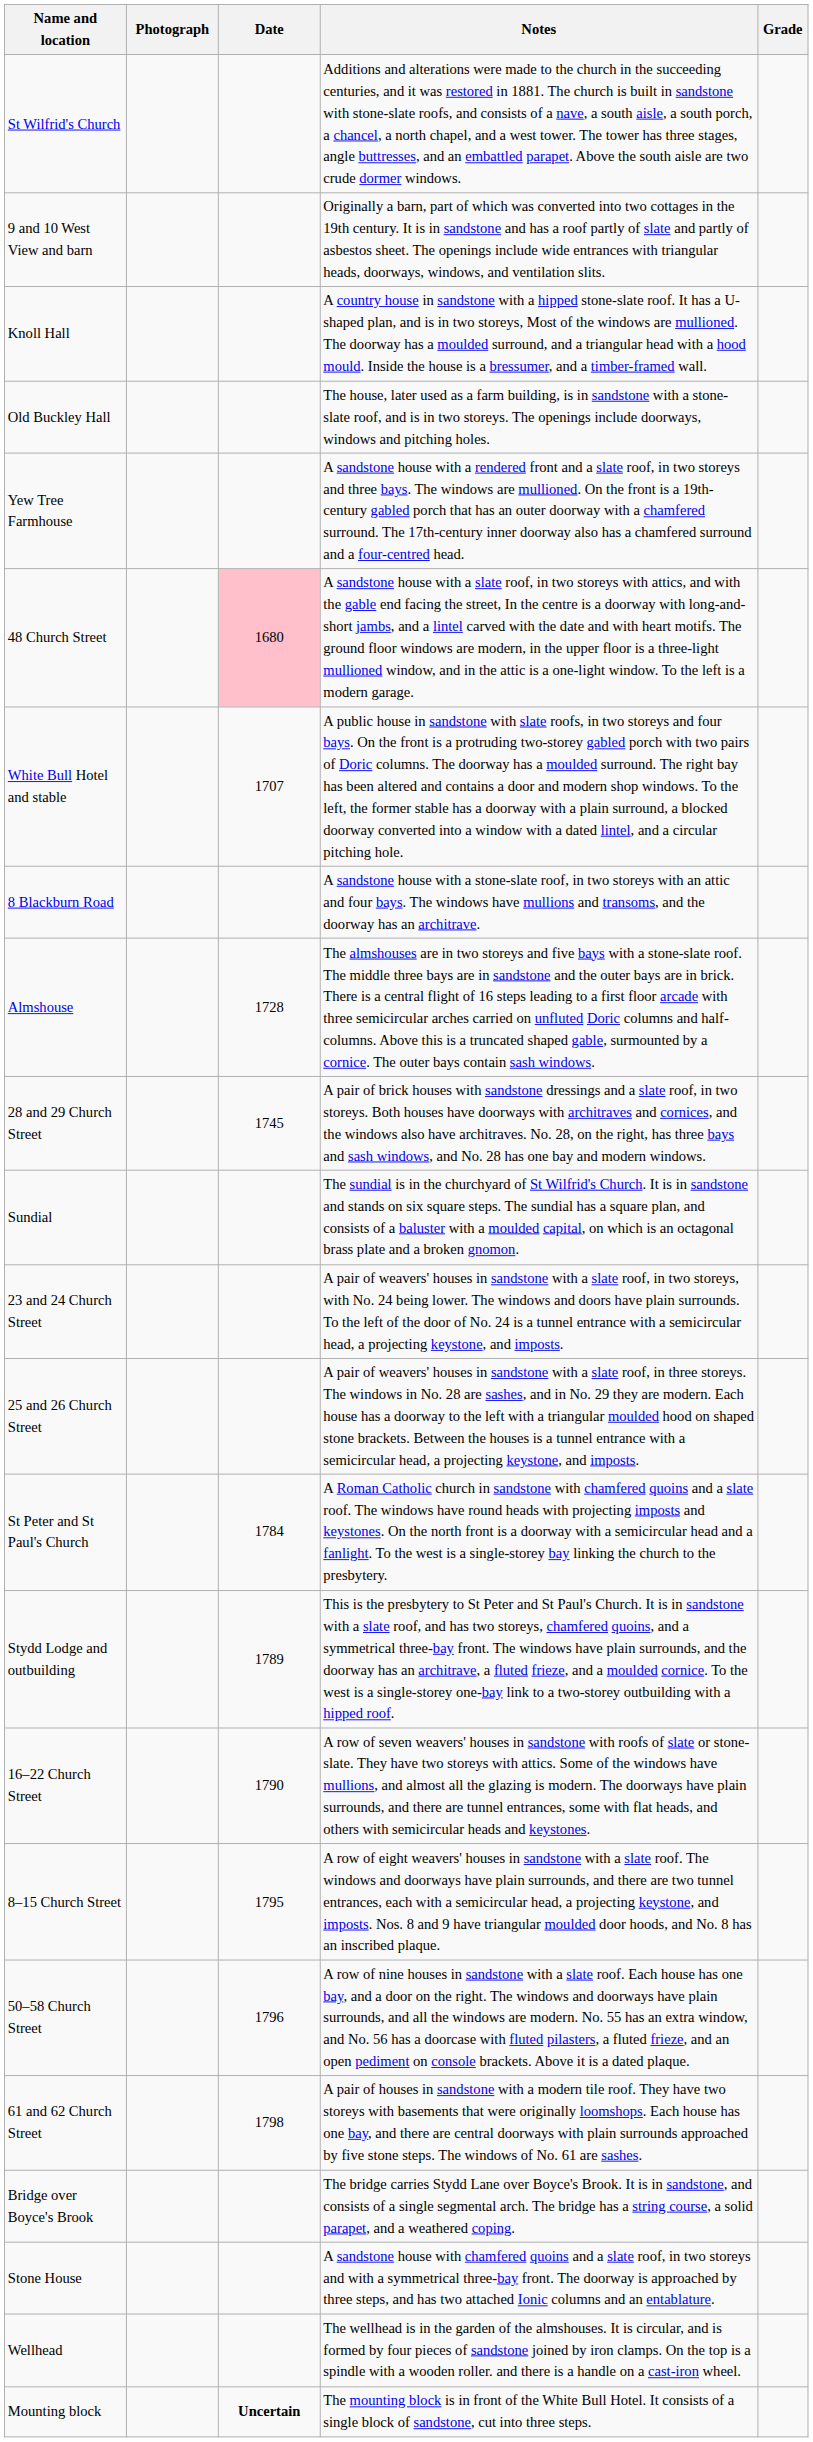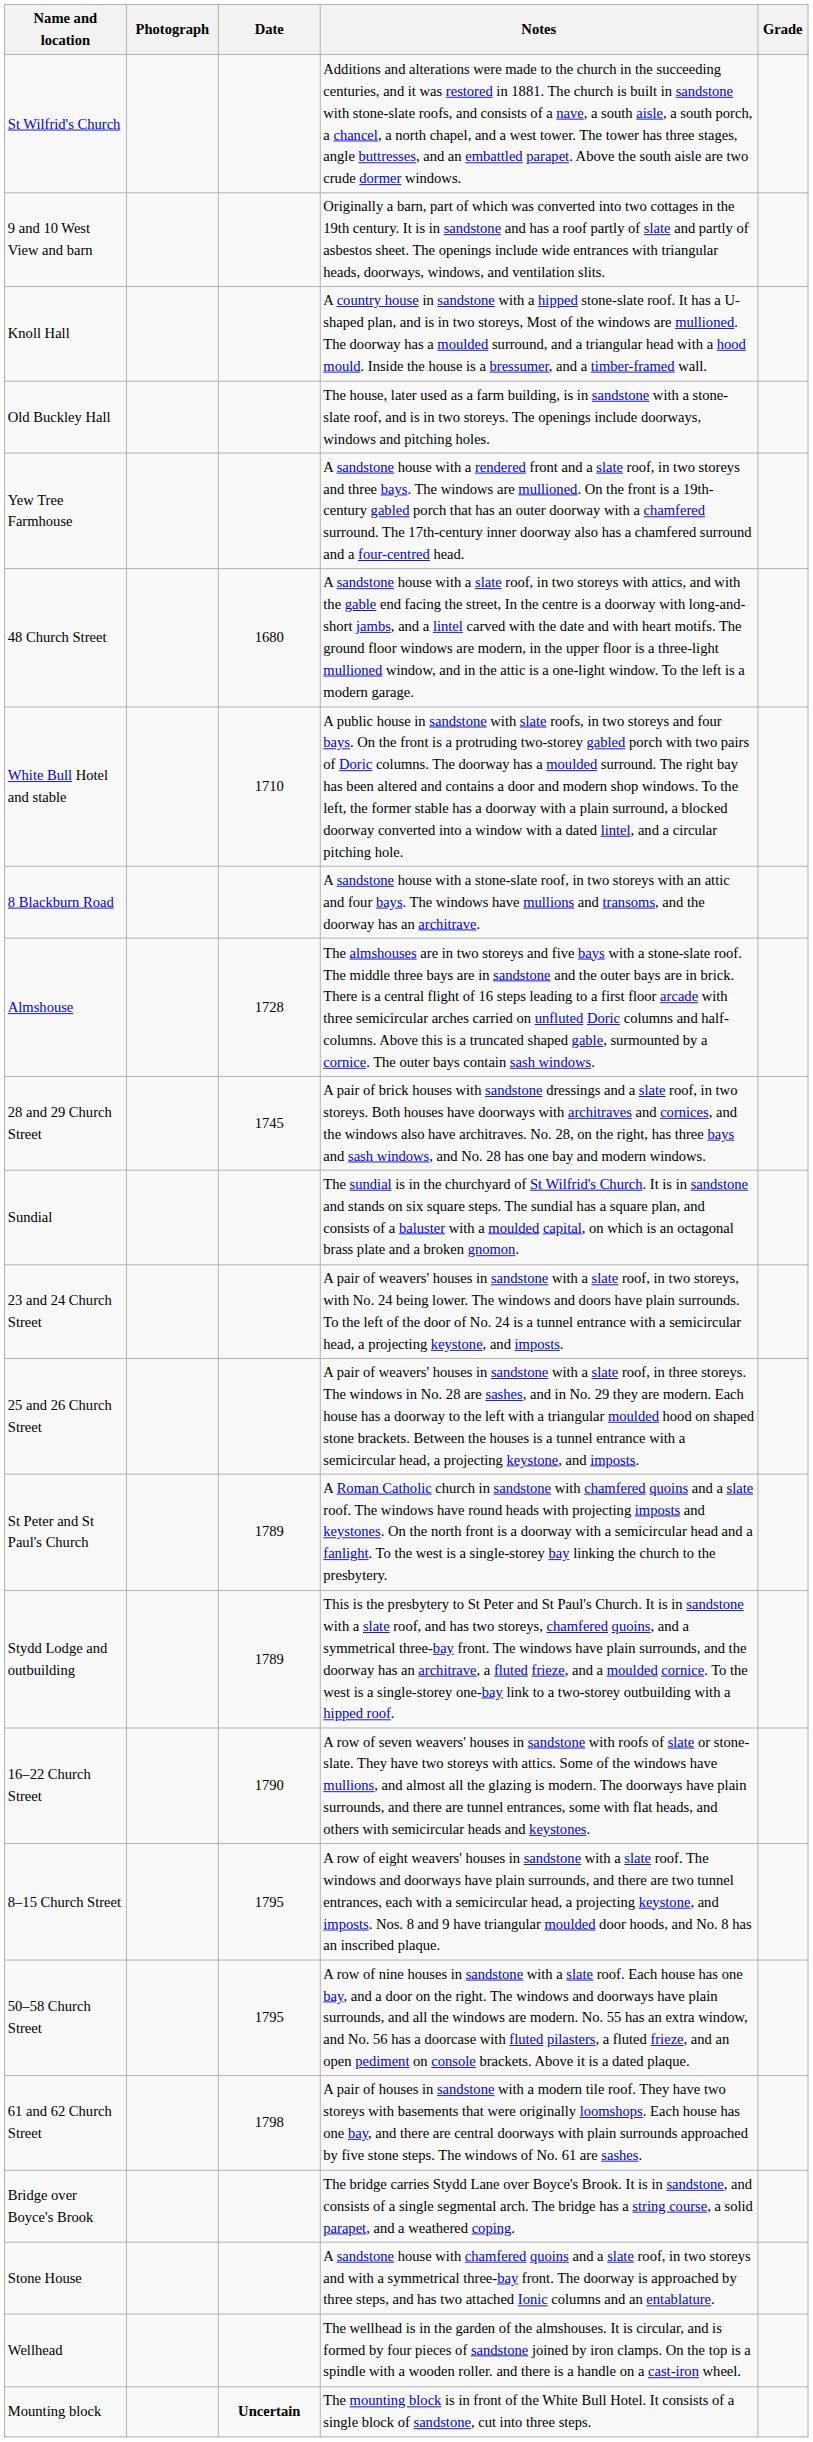(269, 637) pink background -> (269, 637) no background
(269, 786) 1707 -> (269, 786) 1710
(269, 1532) 1784 -> (269, 1532) 1789
(269, 2017) 1796 -> (269, 2017) 1795
